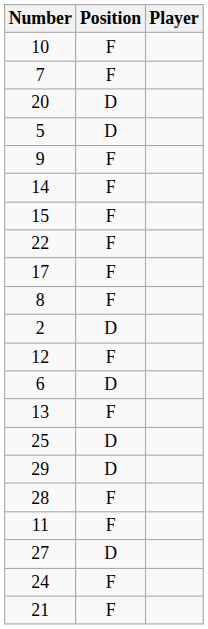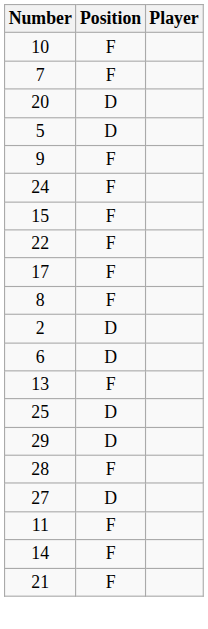rows swapped: (40, 581) <-> (40, 187)
- row: (40, 356)
rows swapped: (40, 525) <-> (40, 553)
